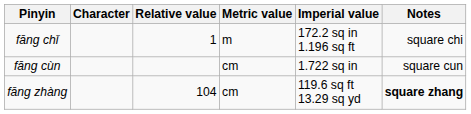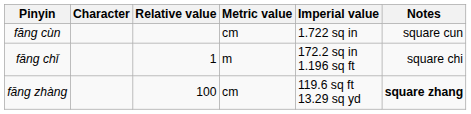rows swapped: (37, 66) <-> (37, 40)
(206, 92) 104 -> (206, 92) 100
